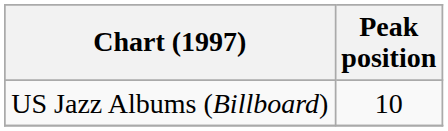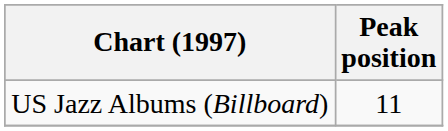(389, 102) 10 -> (389, 102) 11
